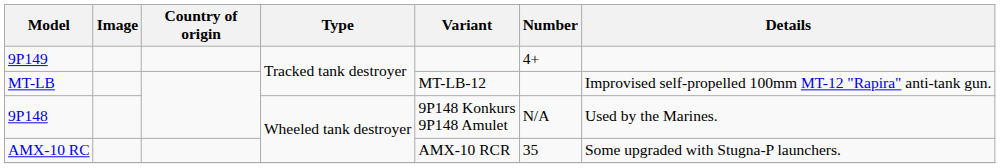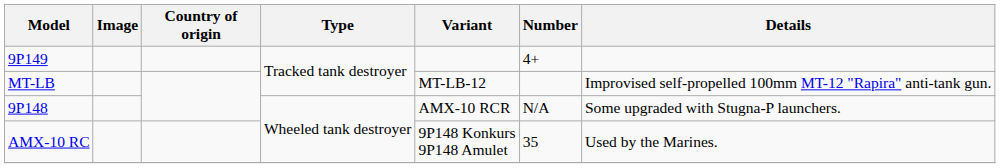(467, 116) 9P148 Konkurs 9P148 Amulet -> (464, 108) AMX-10 RCR
(651, 116) Used by the Marines. -> (713, 108) Some upgraded with Stugna-P launchers.
(464, 150) AMX-10 RCR -> (467, 141) 9P148 Konkurs 9P148 Amulet
(713, 150) Some upgraded with Stugna-P launchers. -> (651, 141) Used by the Marines.
